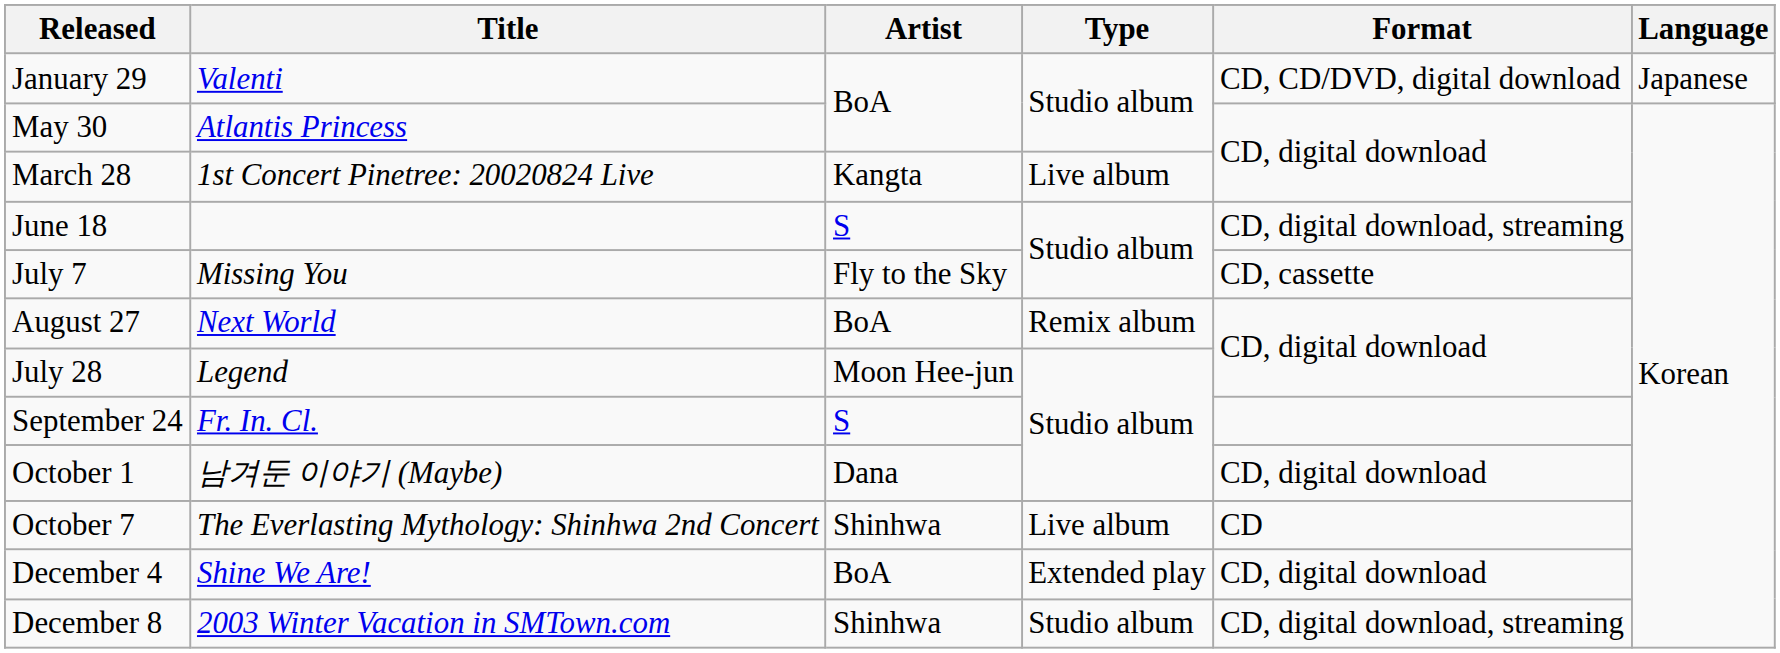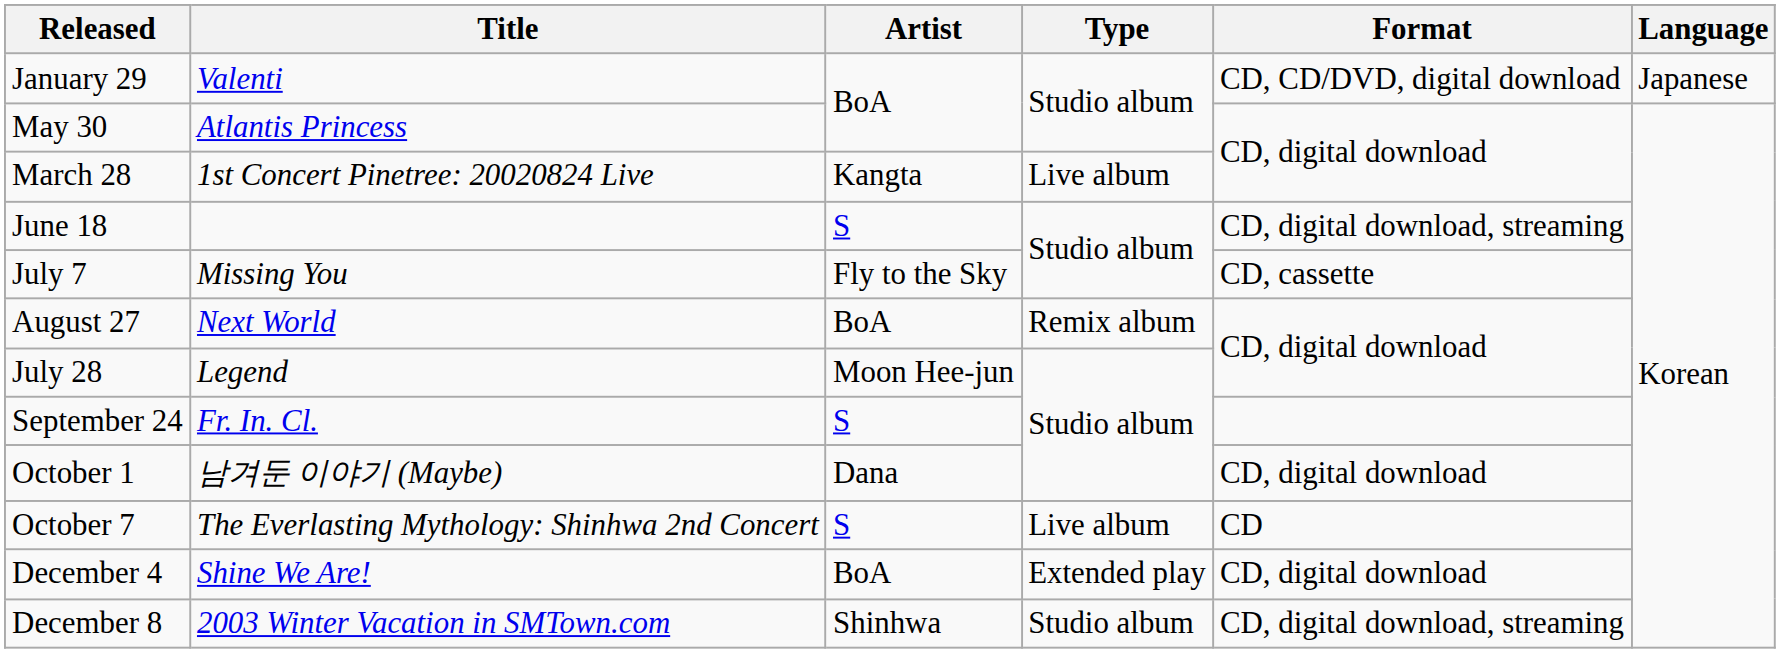(887, 524) Shinhwa -> (842, 524) S
